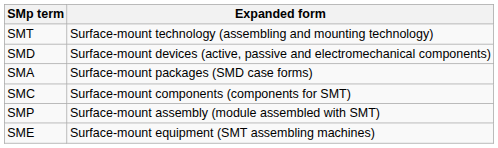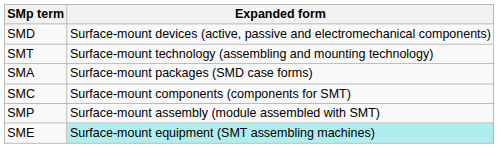rows swapped: (21, 53) <-> (20, 34)
(222, 133) no background -> (222, 133) paleturquoise background
